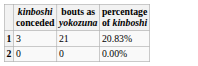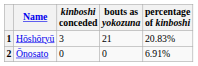+ column: (35, 17)
(115, 54) 0.00% -> (158, 54) 6.91%
